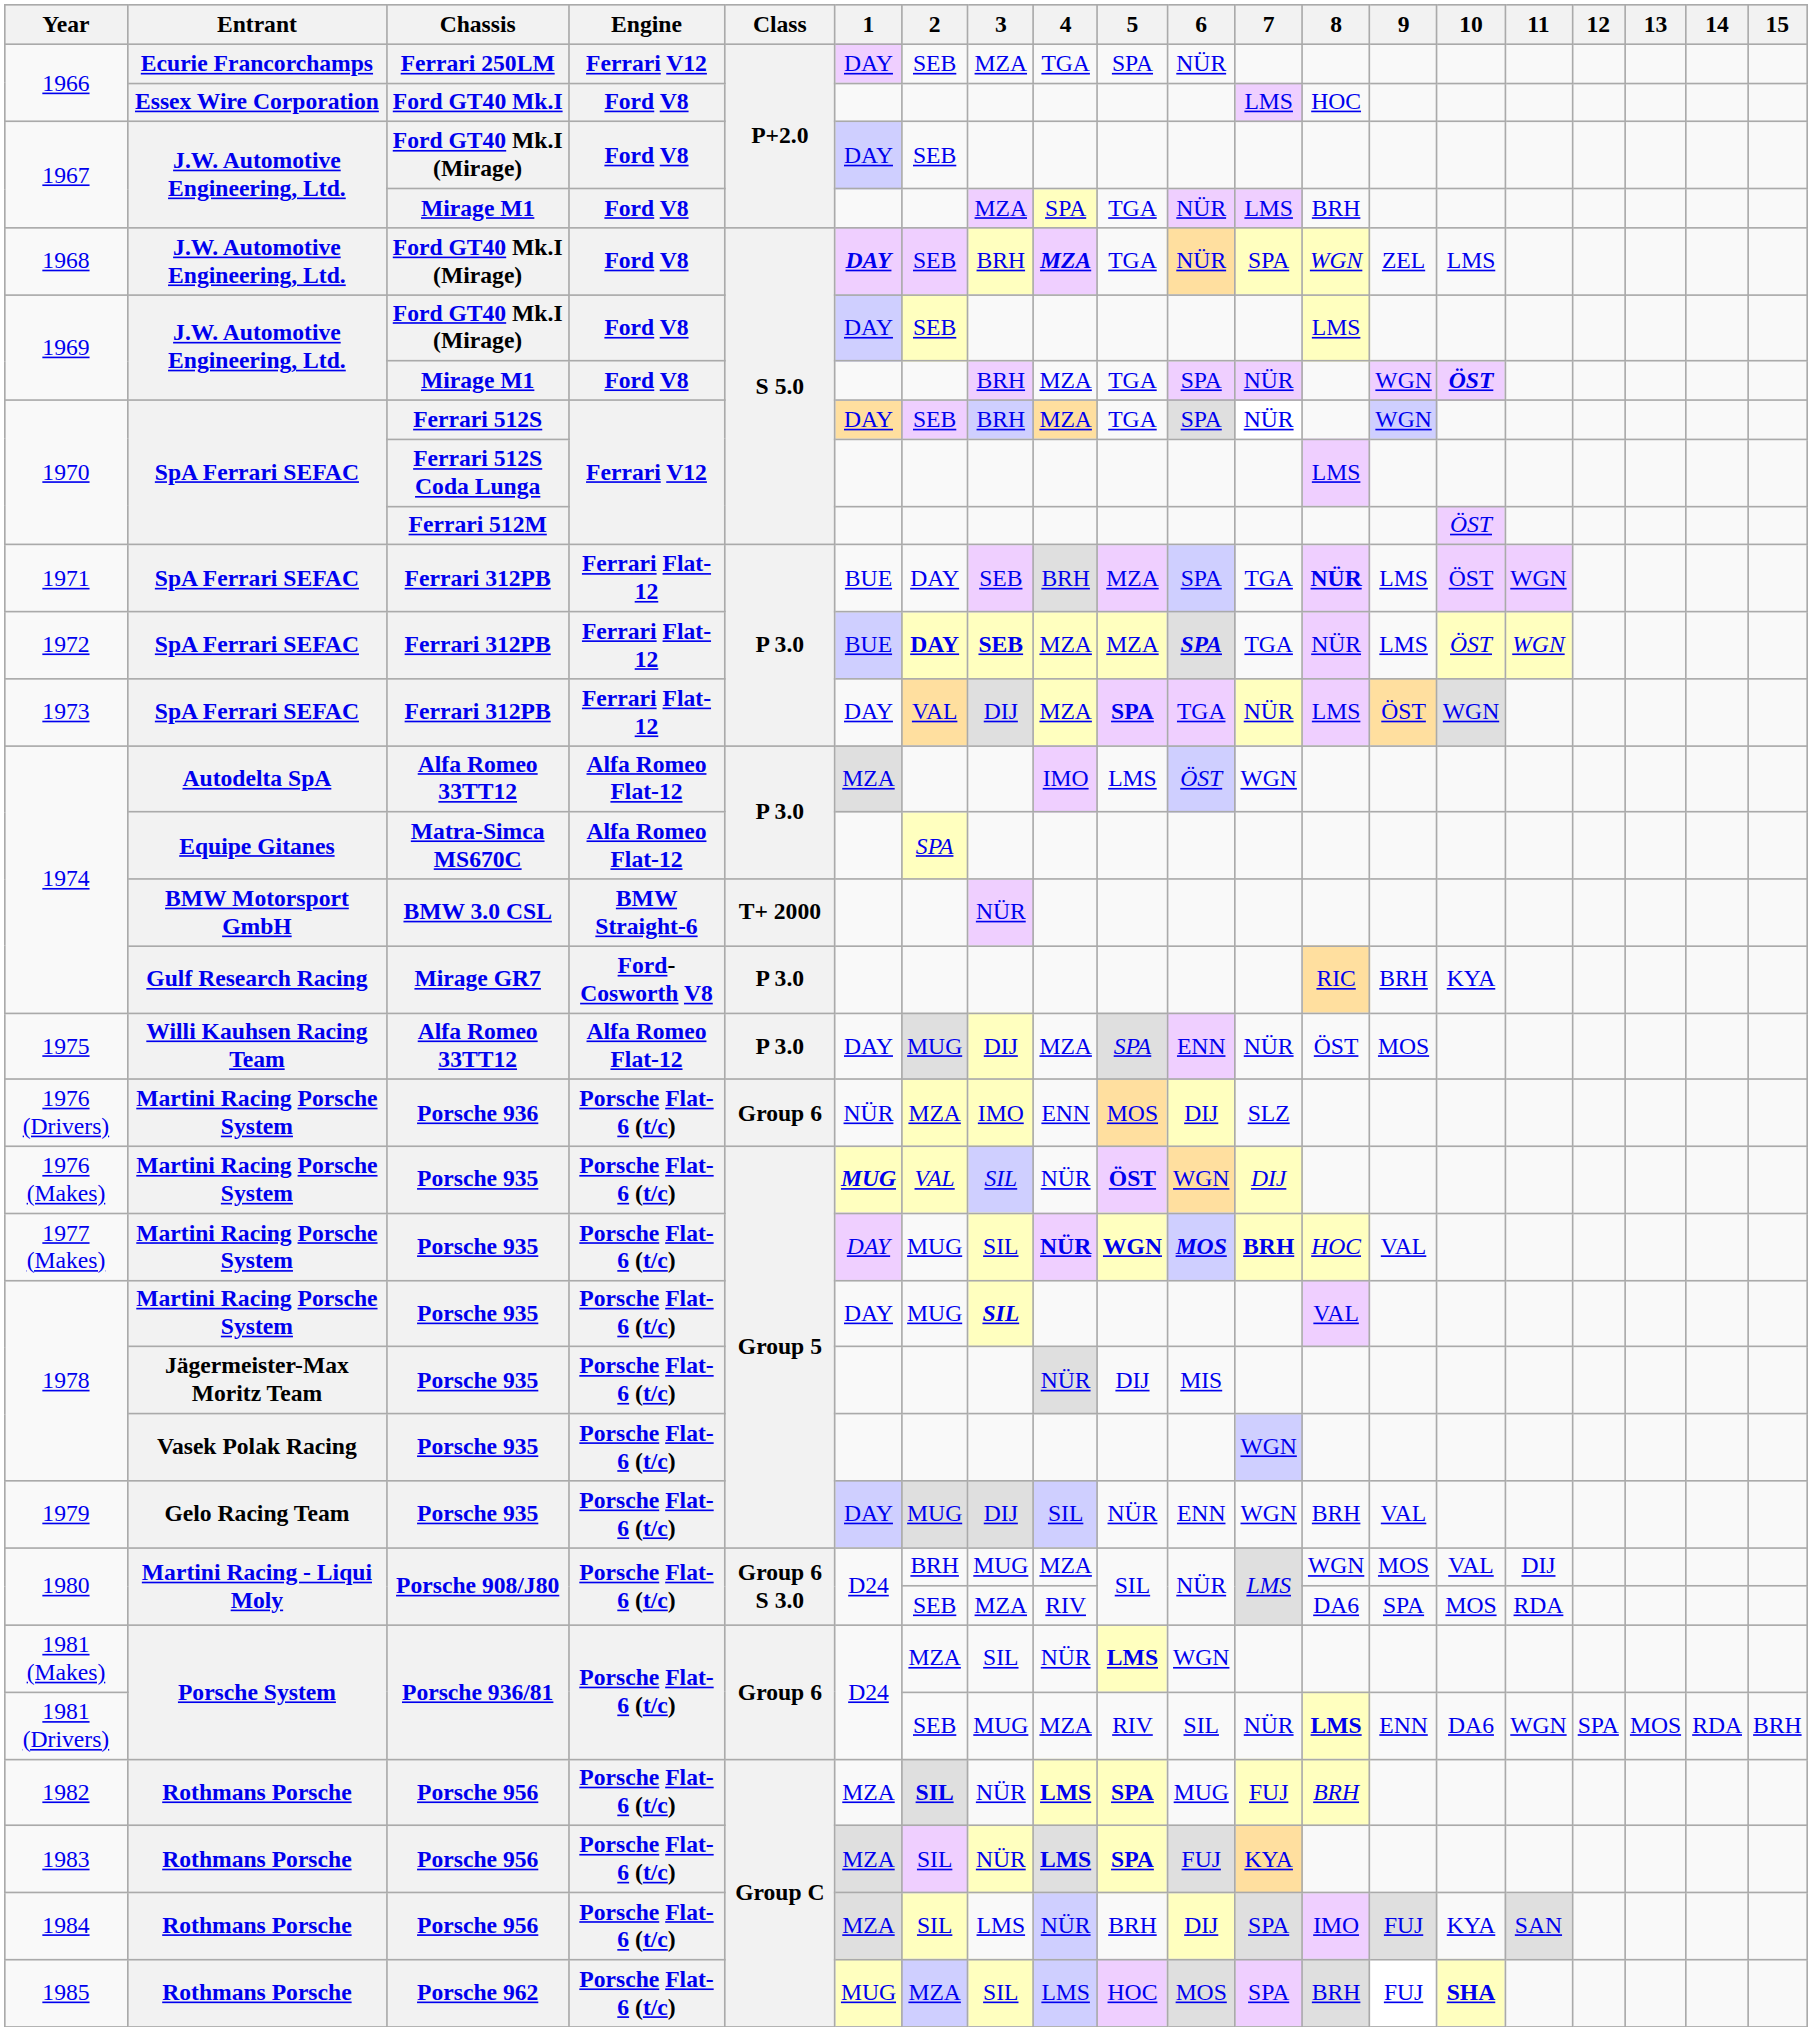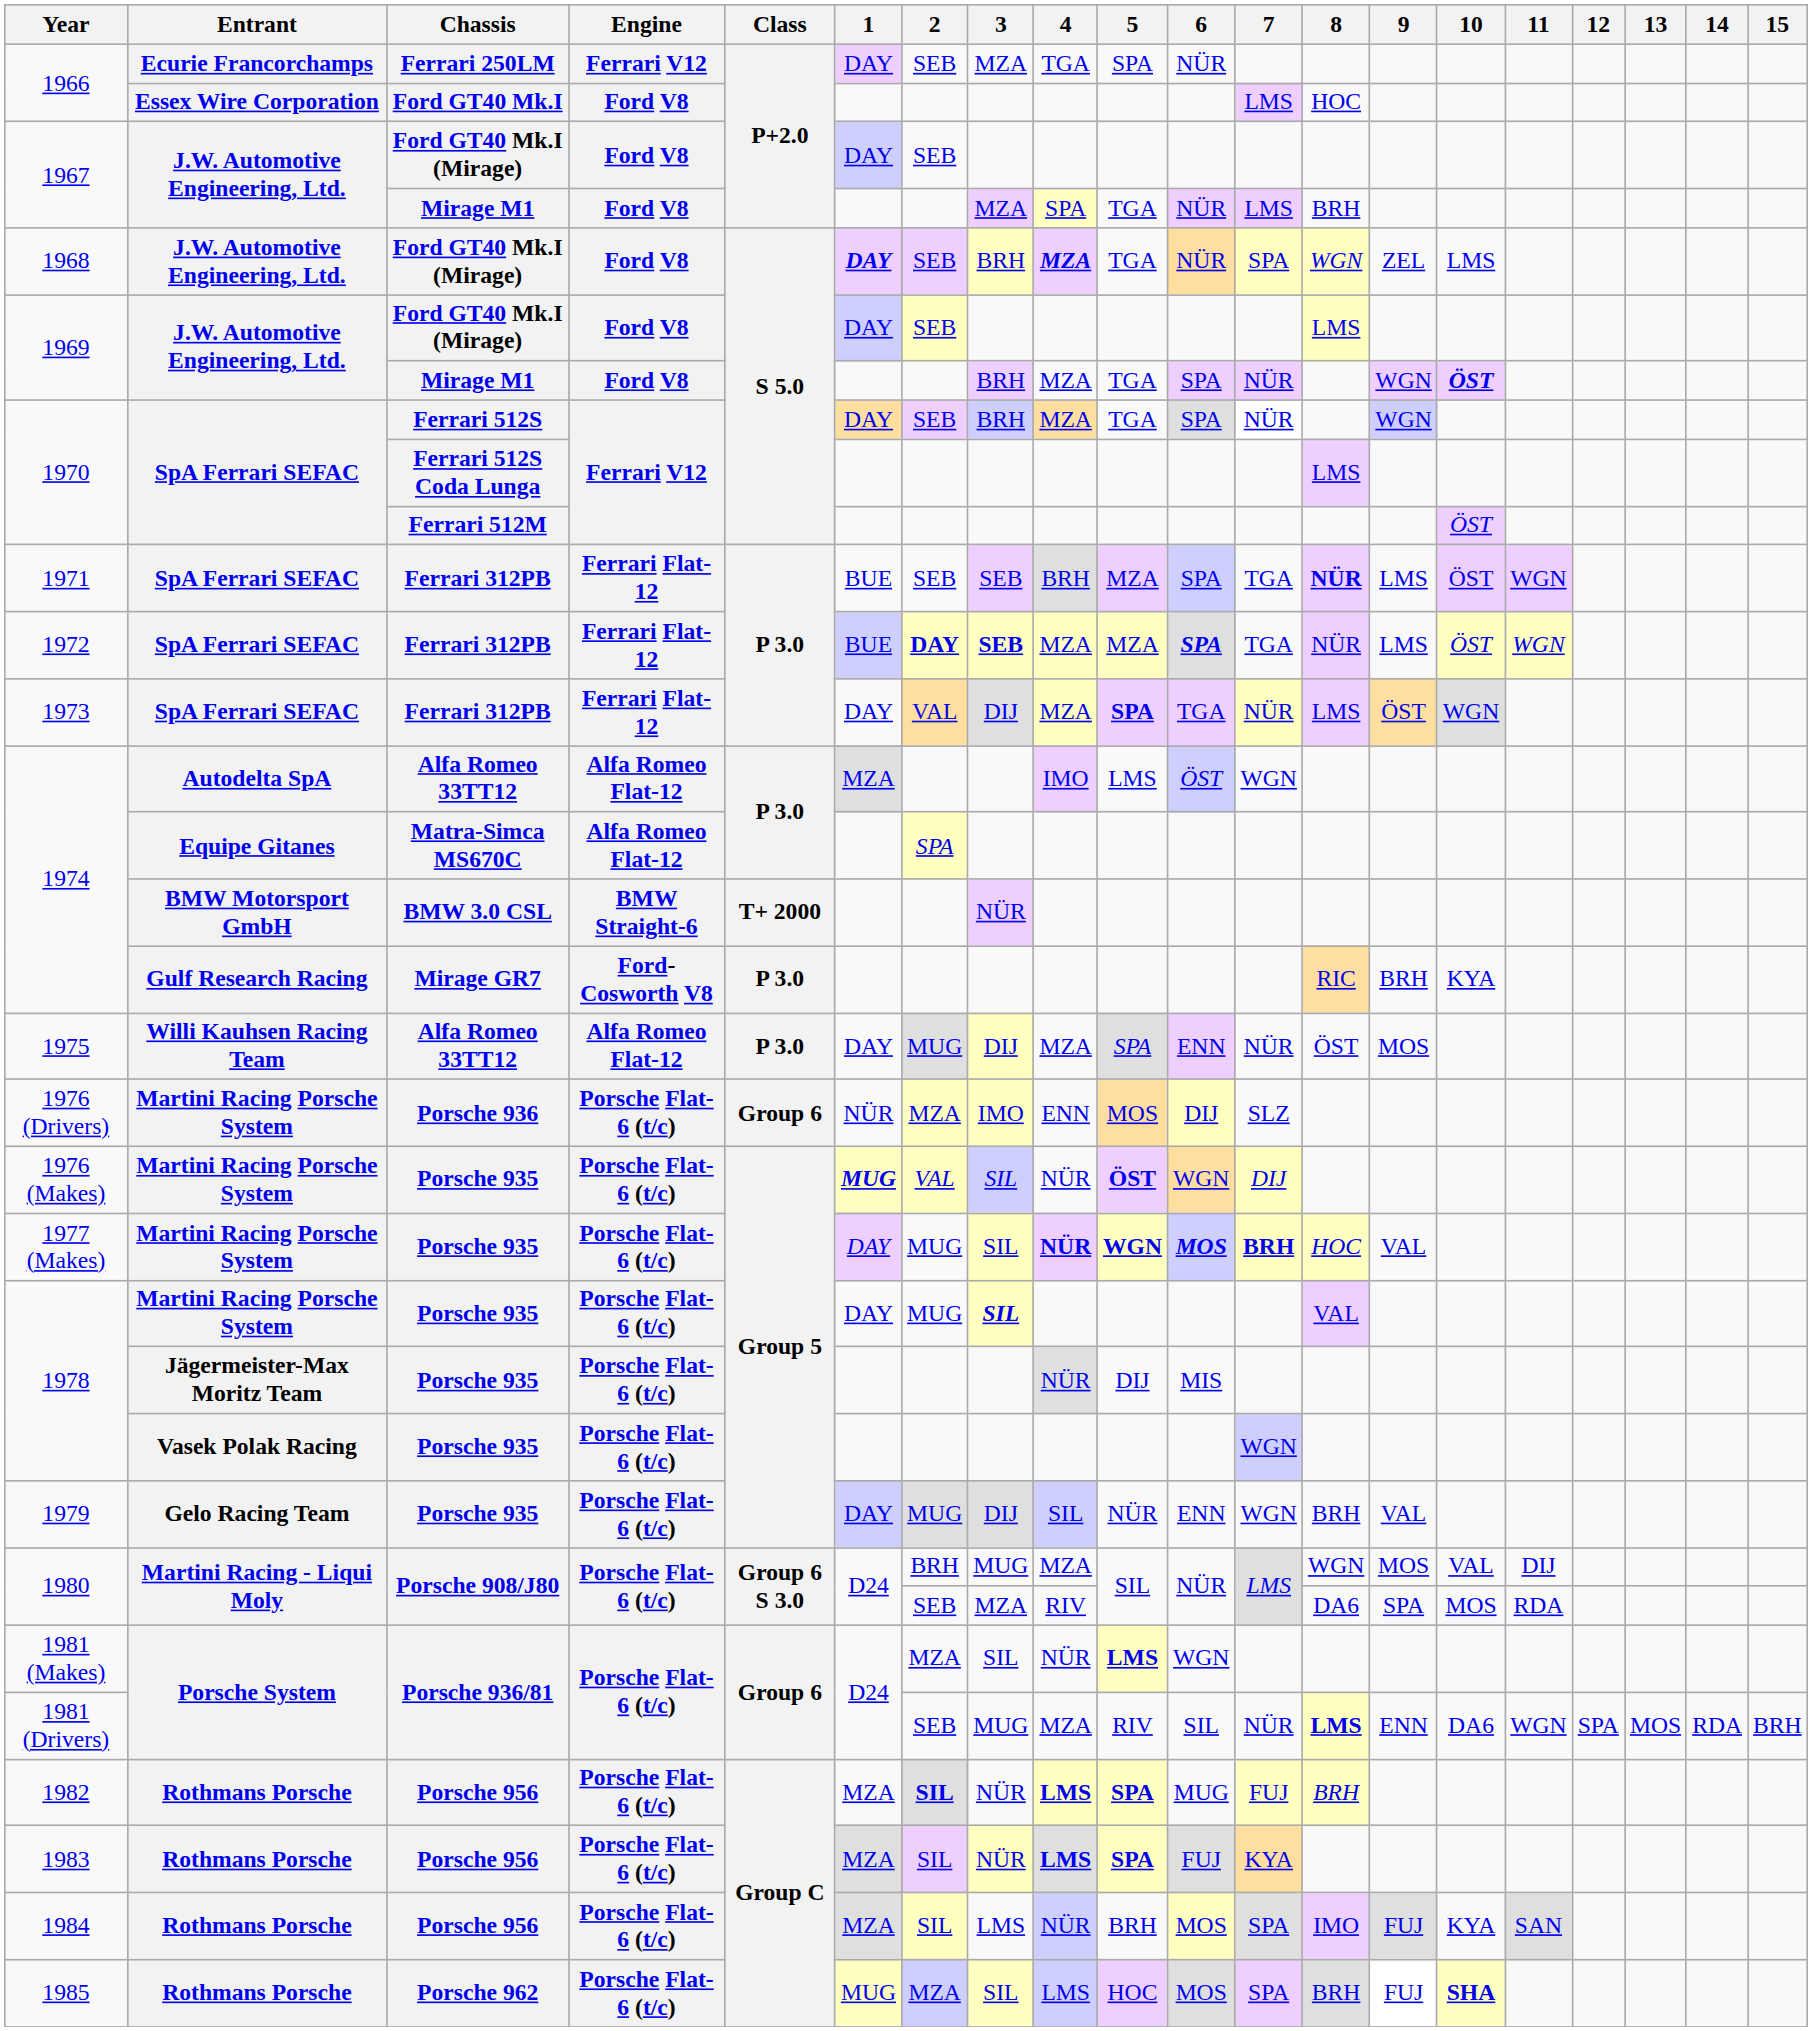(935, 578) DAY -> (935, 578) SEB
(1201, 1925) DIJ -> (1201, 1925) MOS
